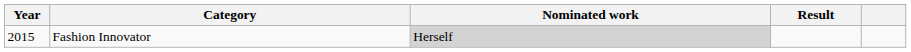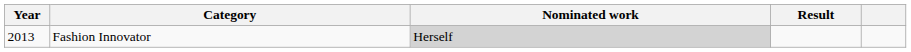(21, 36) 2015 -> (21, 36) 2013
